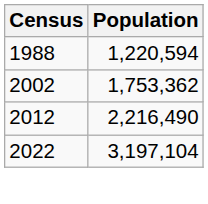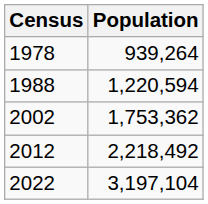+ row: (32, 53)
(153, 118) 2,216,490 -> (153, 150) 2,218,492
